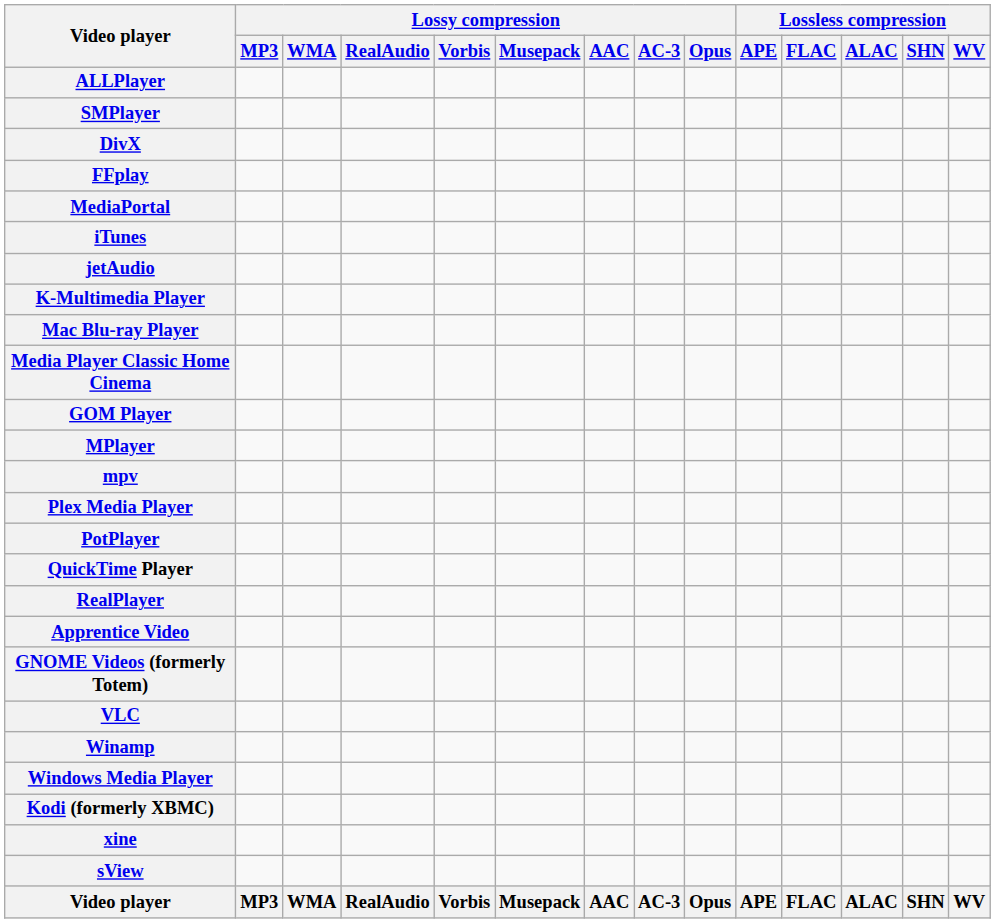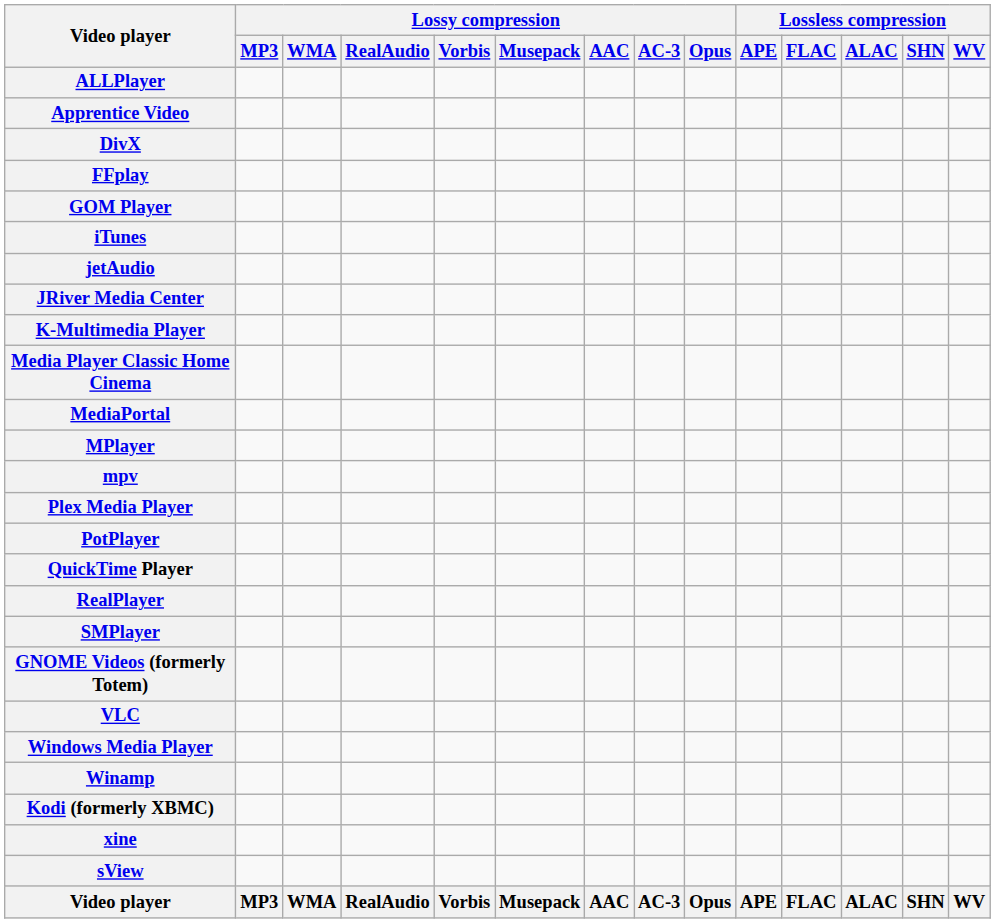rows swapped: (120, 631) <-> (120, 113)
rows swapped: (120, 414) <-> (120, 206)
+ row: (120, 299)
- row: (120, 330)
rows swapped: (120, 747) <-> (120, 778)
